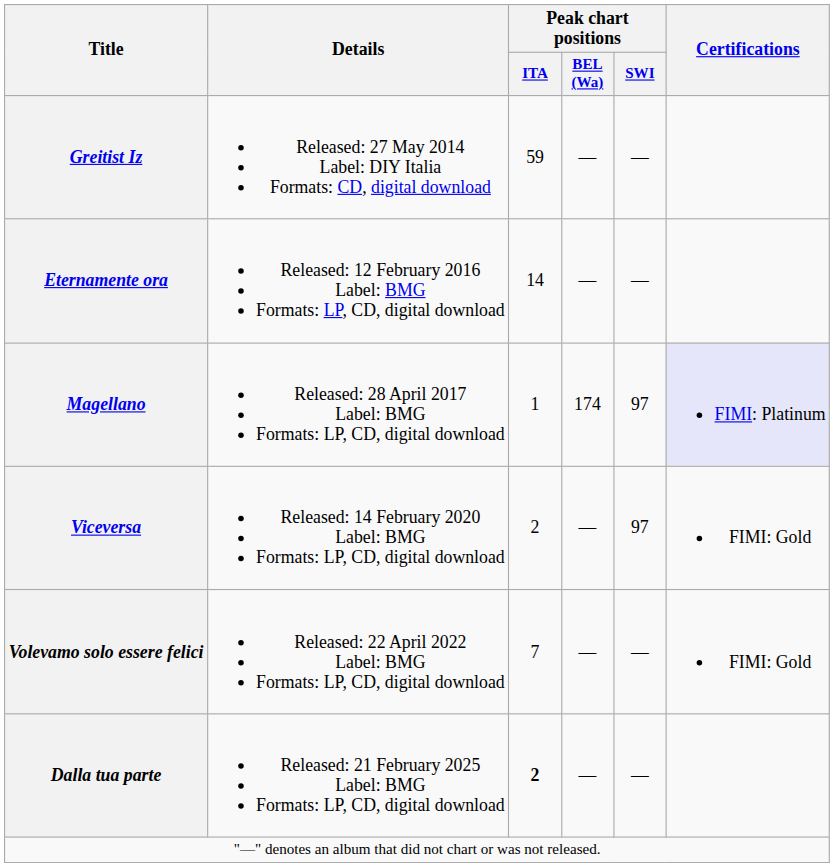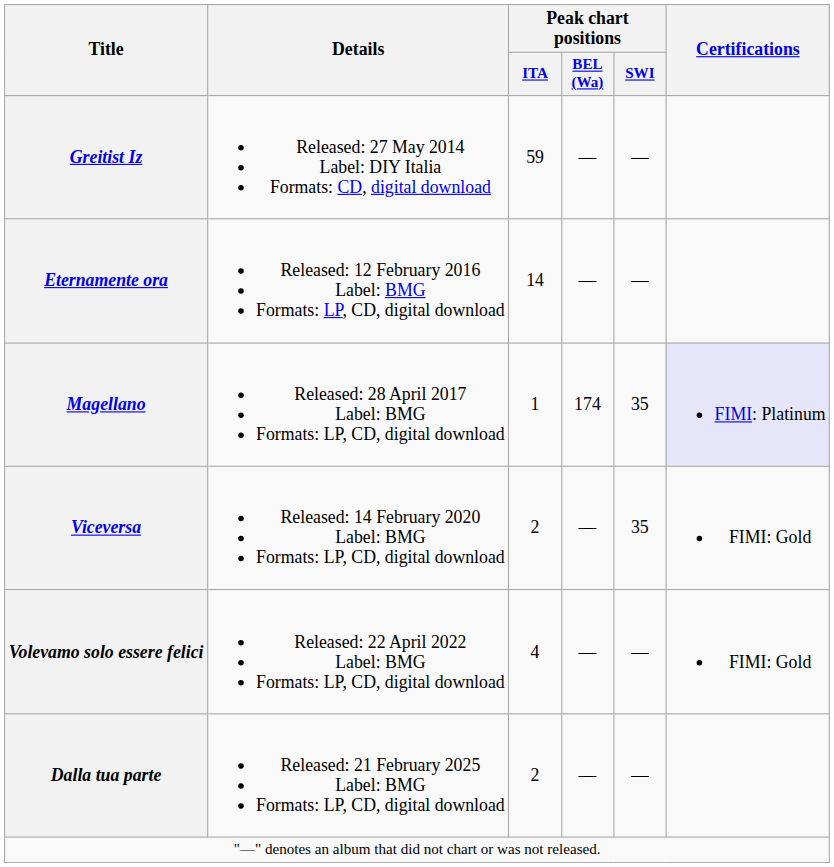(640, 404) 97 -> (640, 404) 35
(640, 528) 97 -> (640, 528) 35
(535, 651) 7 -> (535, 651) 4
(535, 775) bold -> (535, 775) normal
